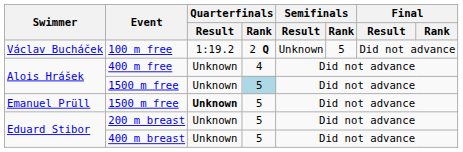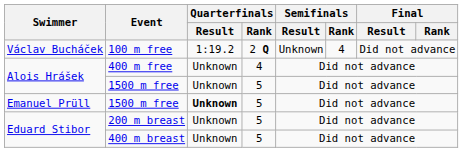(341, 49) 5 -> (341, 49) 4
(259, 85) lightblue background -> (259, 85) no background
